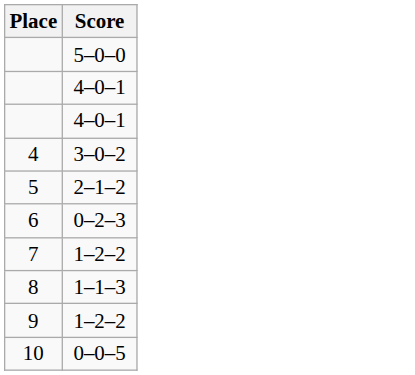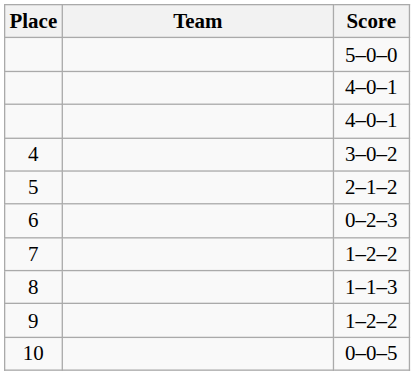+ column: (198, 21)
